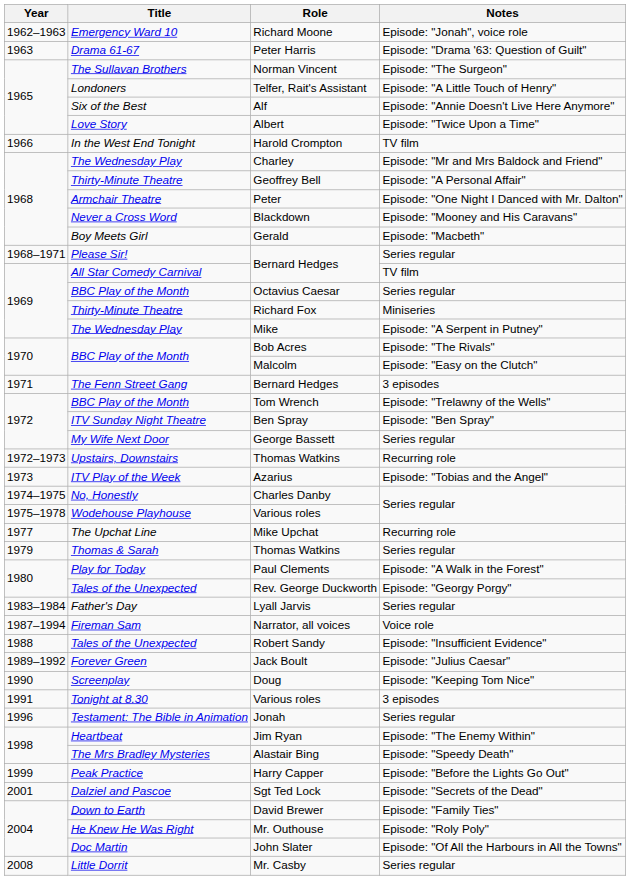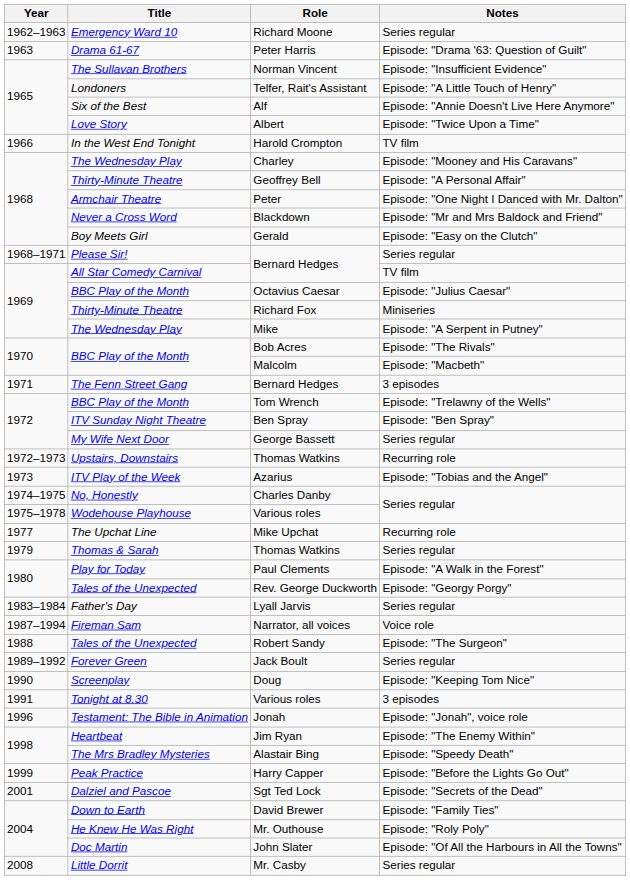(455, 32) Episode: "Jonah", voice role -> (419, 32) Series regular
(445, 69) Episode: "The Surgeon" -> (464, 69) Episode: "Insufficient Evidence"
(492, 161) Episode: "Mr and Mrs Baldock and Friend" -> (480, 161) Episode: "Mooney and His Caravans"
(480, 217) Episode: "Mooney and His Caravans" -> (492, 217) Episode: "Mr and Mrs Baldock and Friend"
(433, 236) Episode: "Macbeth" -> (460, 236) Episode: "Easy on the Clutch"
(419, 291) Series regular -> (446, 291) Episode: "Julius Caesar"
(460, 365) Episode: "Easy on the Clutch" -> (433, 365) Episode: "Macbeth"
(464, 643) Episode: "Insufficient Evidence" -> (445, 643) Episode: "The Surgeon"
(446, 662) Episode: "Julius Caesar" -> (419, 662) Series regular
(419, 717) Series regular -> (455, 717) Episode: "Jonah", voice role
